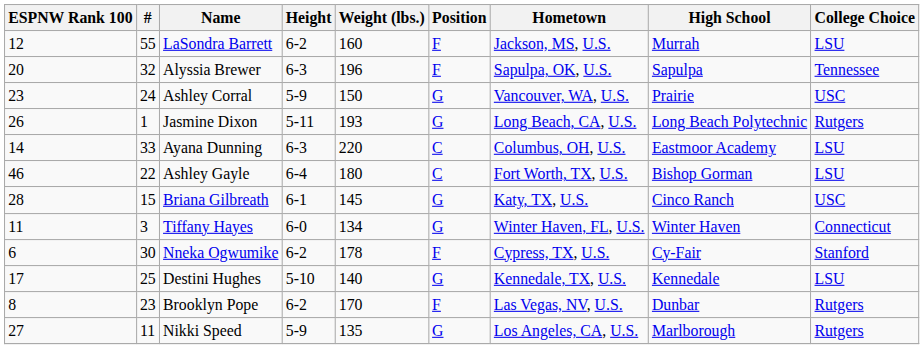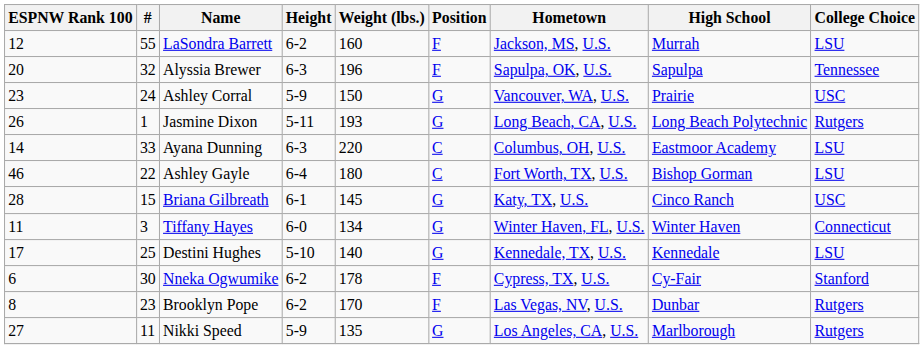rows swapped: (212, 278) <-> (221, 252)
